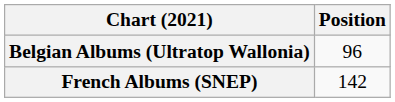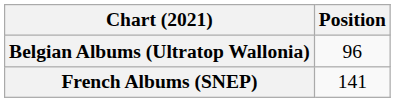(352, 81) 142 -> (352, 81) 141
